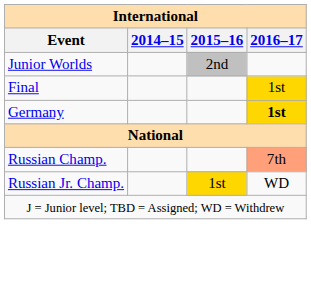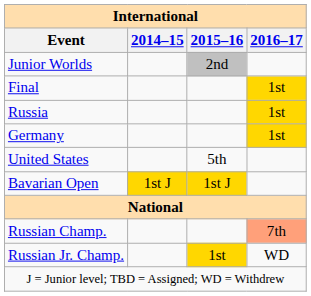+ row: (28, 111)
(276, 111) bold -> (276, 135) normal
+ row: (48, 159)
+ row: (53, 183)
